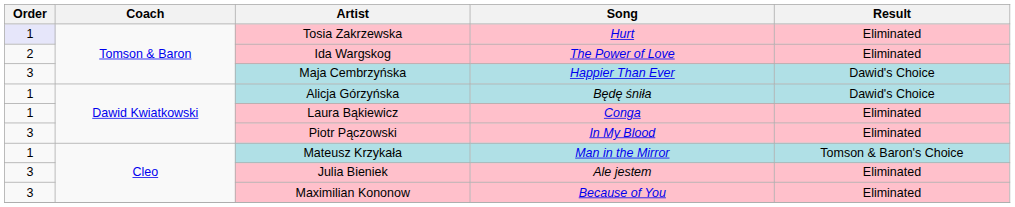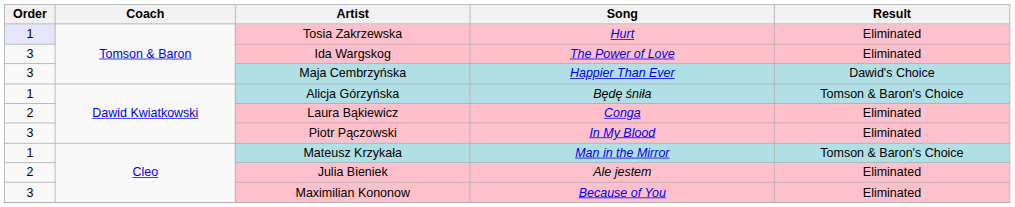(30, 53) 2 -> (30, 53) 3
(892, 93) Dawid's Choice -> (892, 93) Tomson & Baron's Choice
(30, 113) 1 -> (30, 113) 2
(30, 172) 3 -> (30, 172) 2
